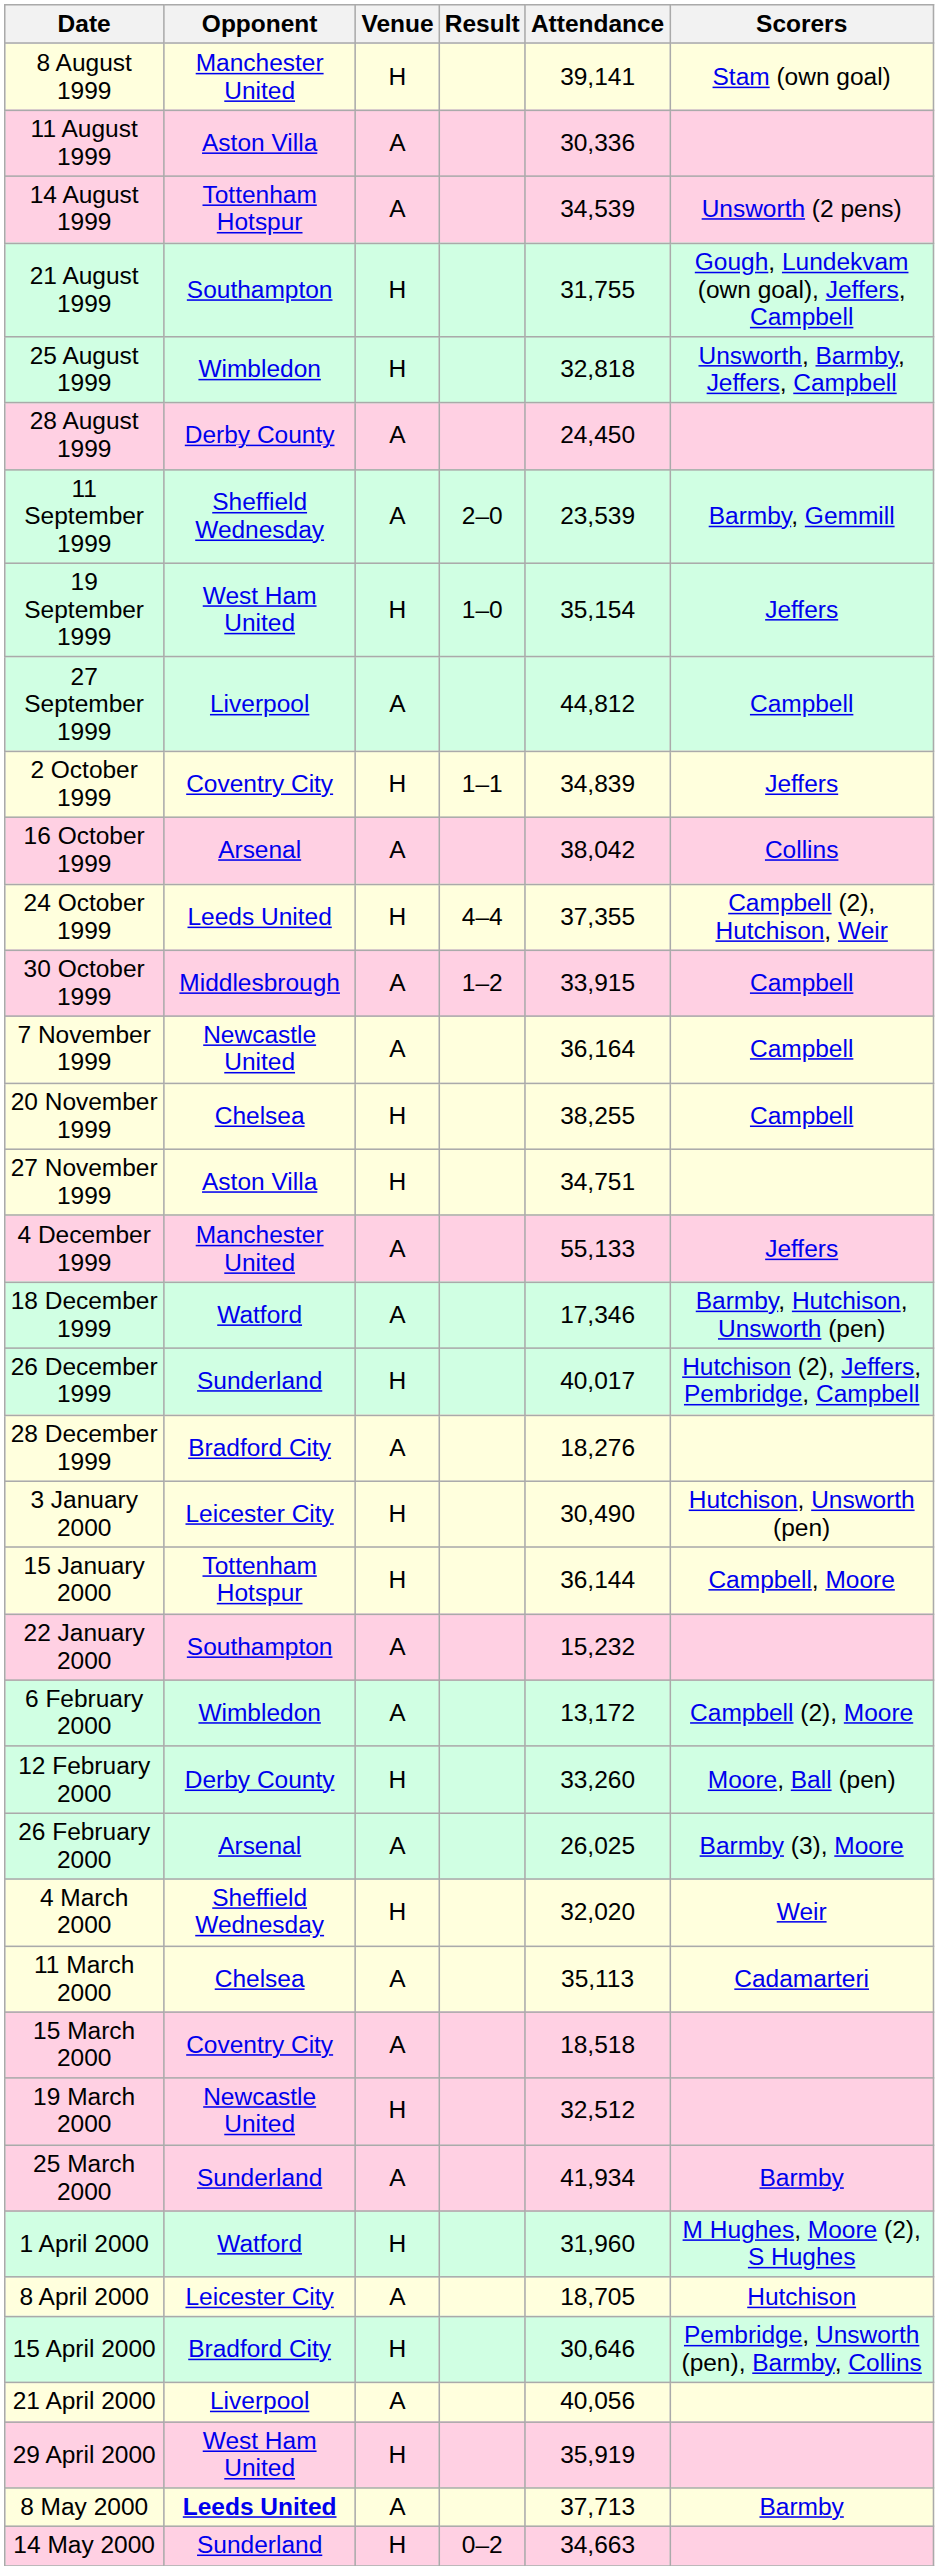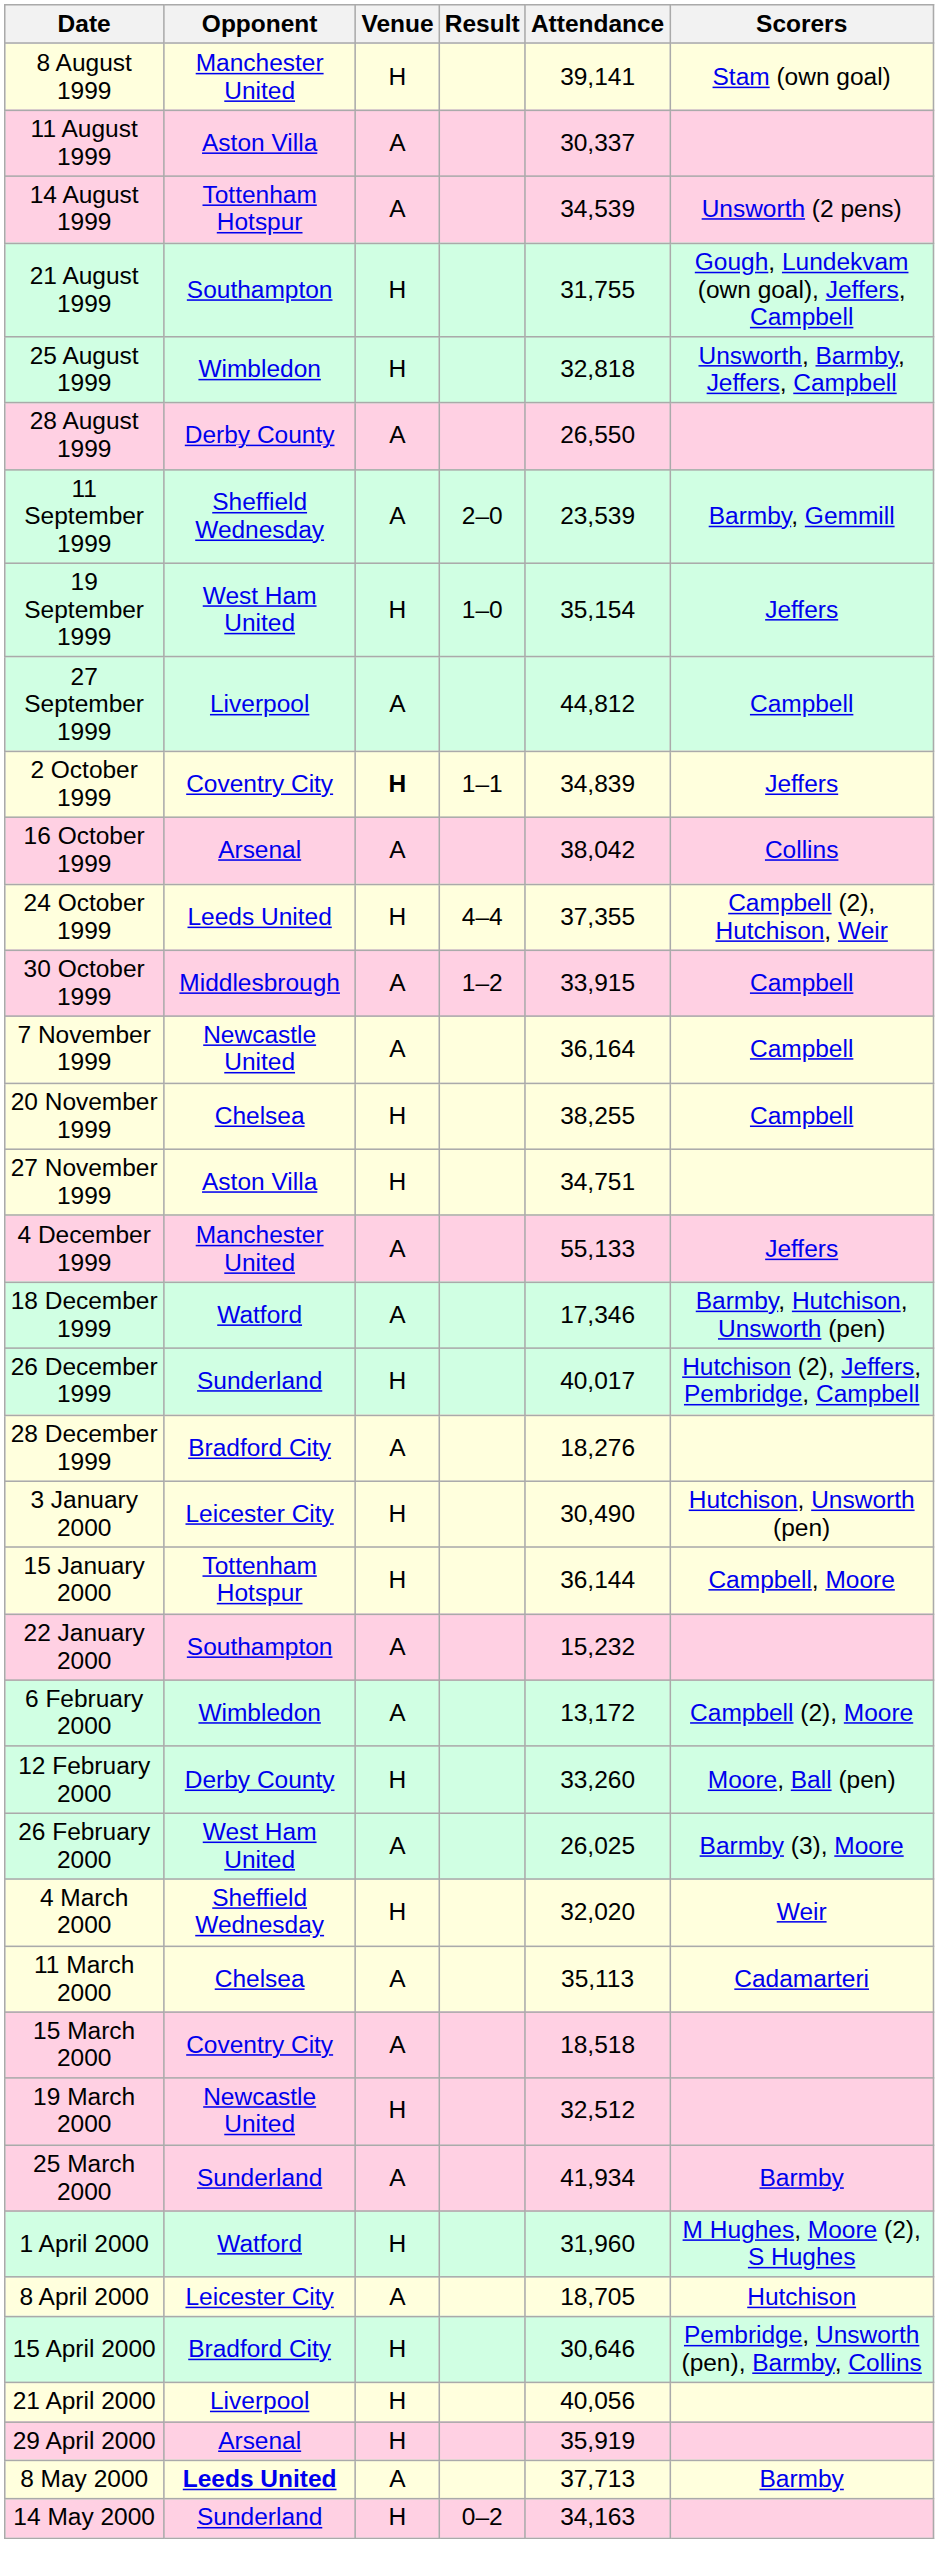(598, 142) 30,336 -> (598, 142) 30,337
(598, 435) 24,450 -> (598, 435) 26,550
(397, 783) normal -> (397, 783) bold
(260, 1845) Arsenal -> (260, 1845) West Ham United
(397, 2401) A -> (397, 2401) H
(260, 2454) West Ham United -> (260, 2440) Arsenal
(598, 2545) 34,663 -> (598, 2518) 34,163
